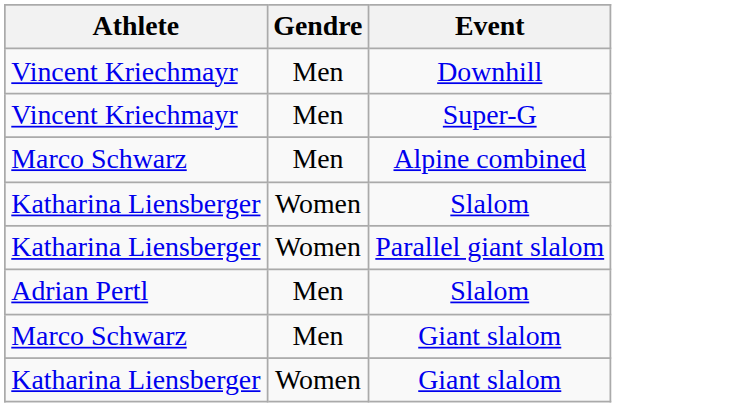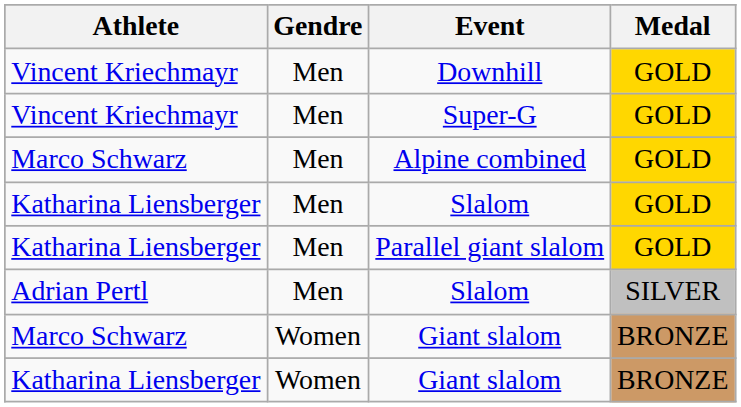+ column: (673, 26)
(318, 203) Women -> (318, 203) Men
(318, 247) Women -> (318, 247) Men
(318, 335) Men -> (318, 335) Women
